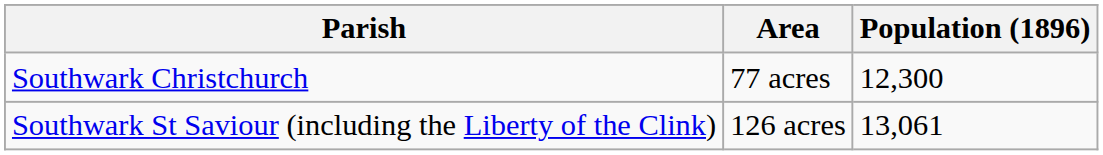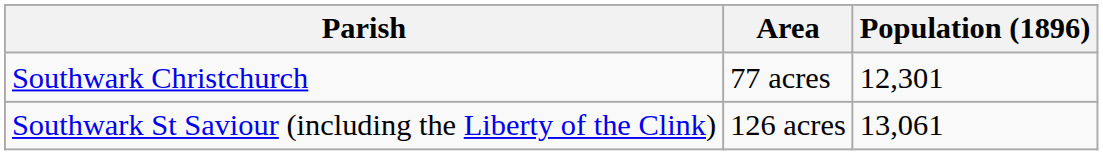(902, 76) 12,300 -> (902, 76) 12,301
